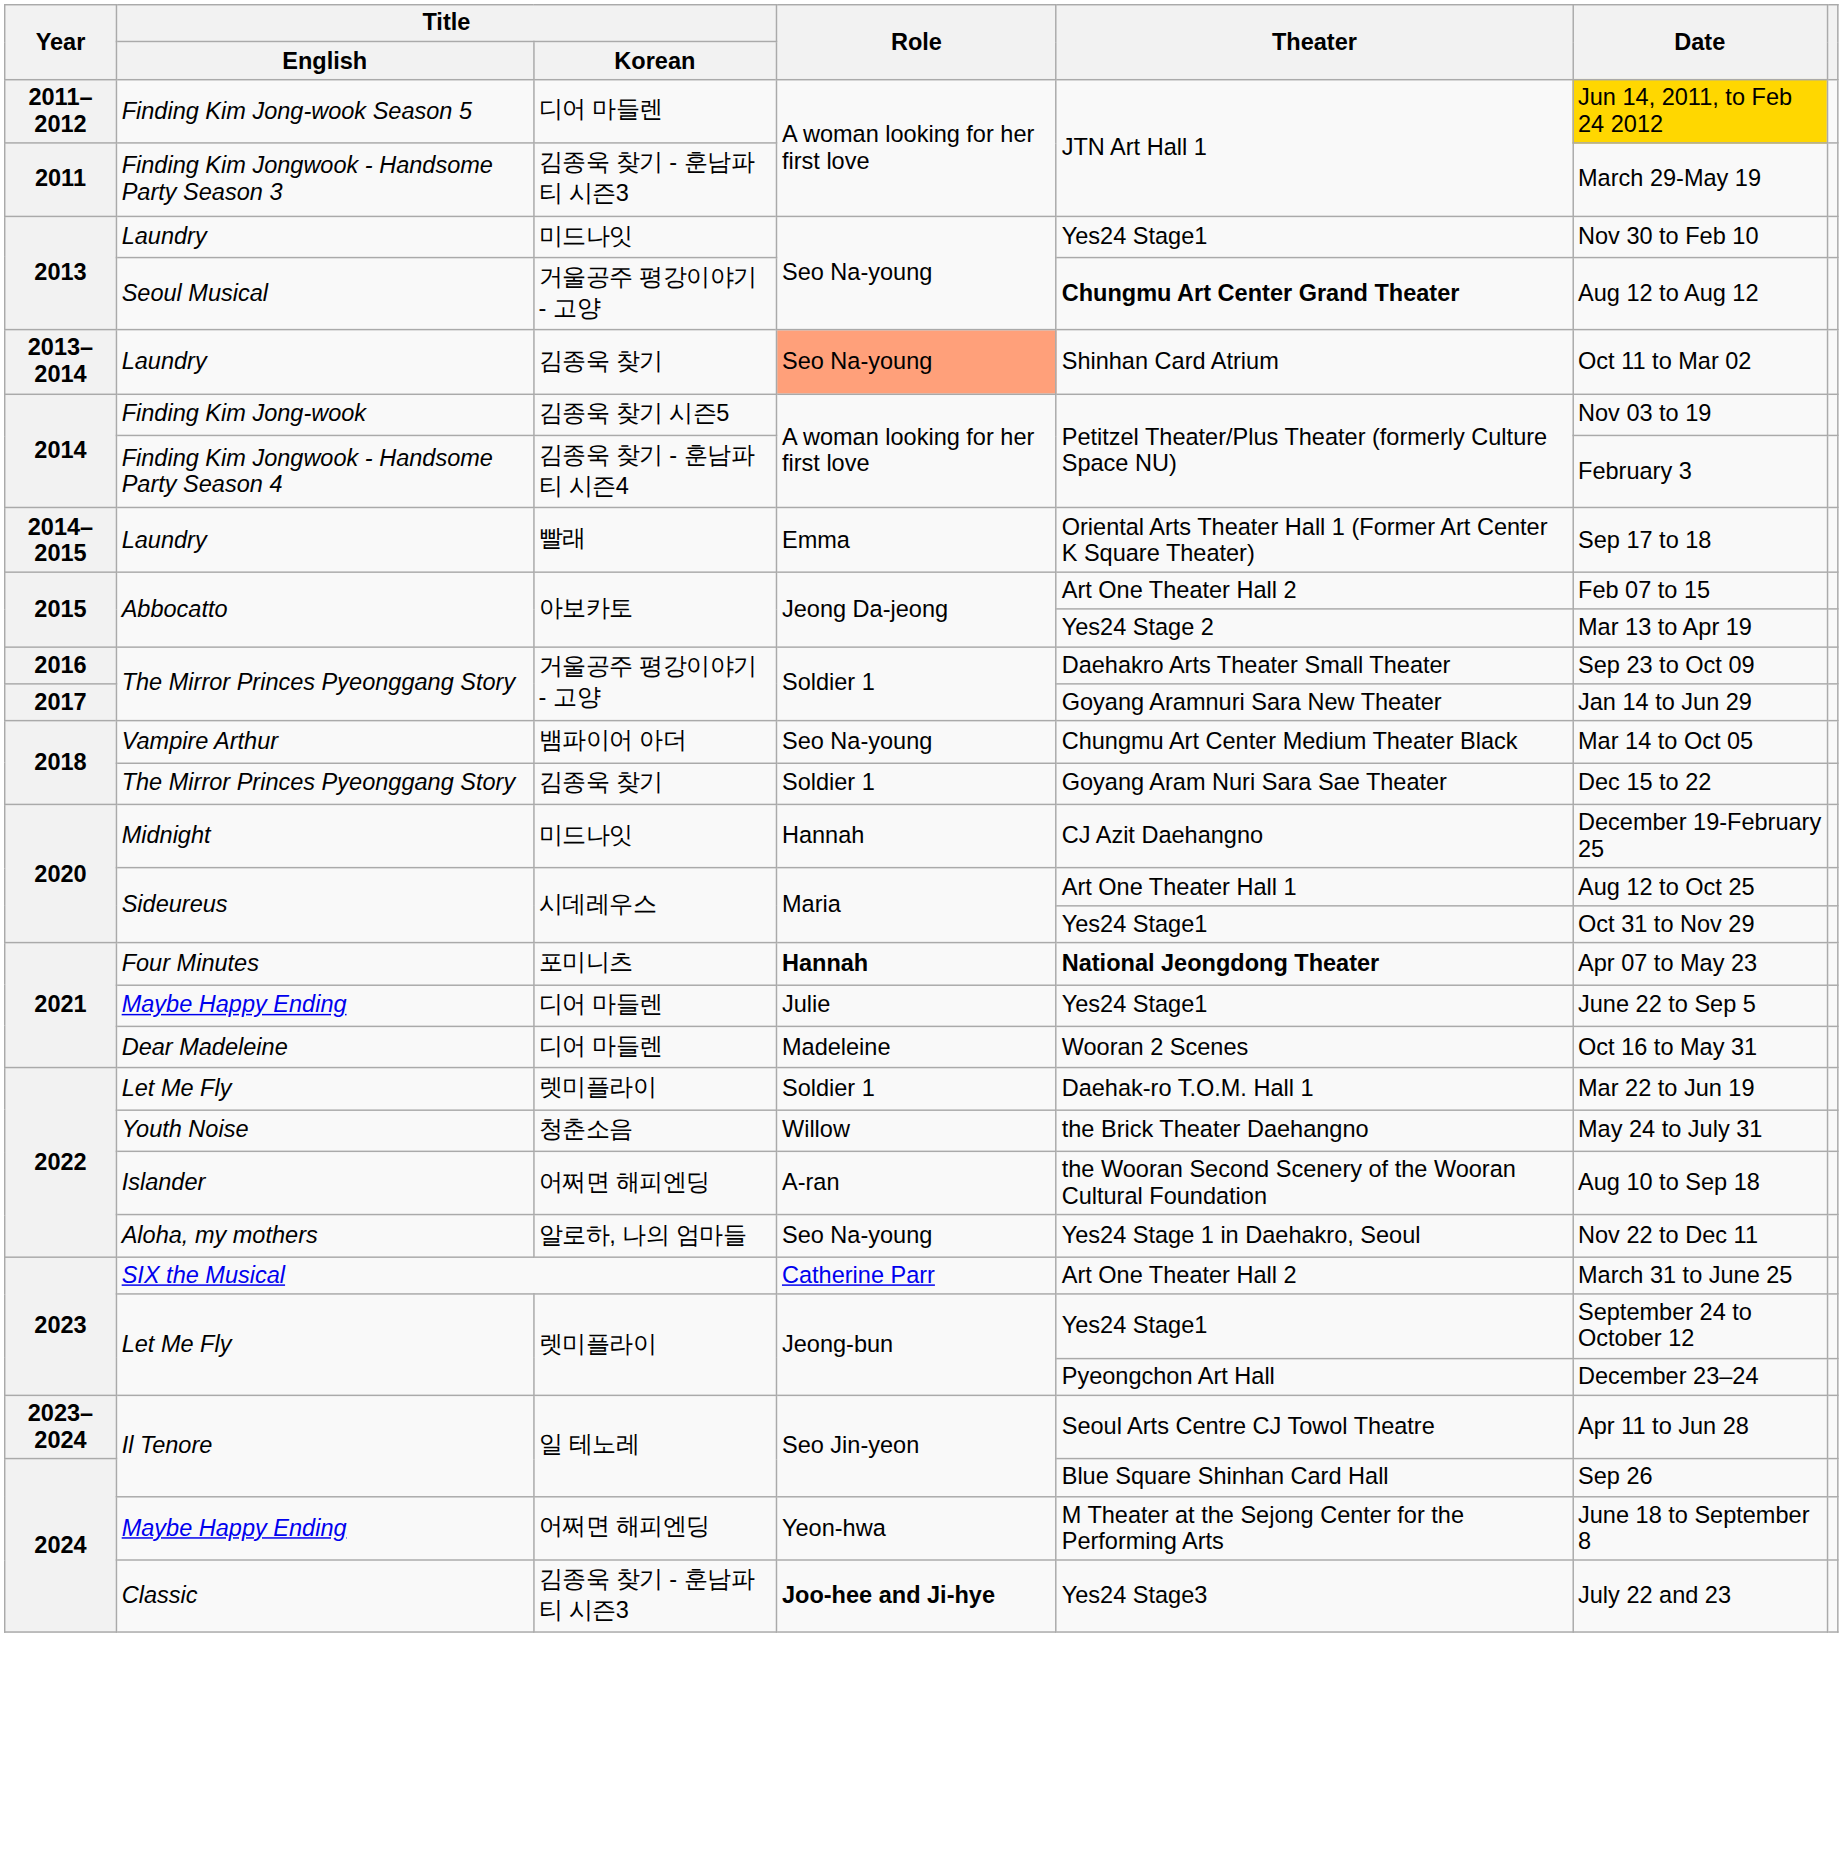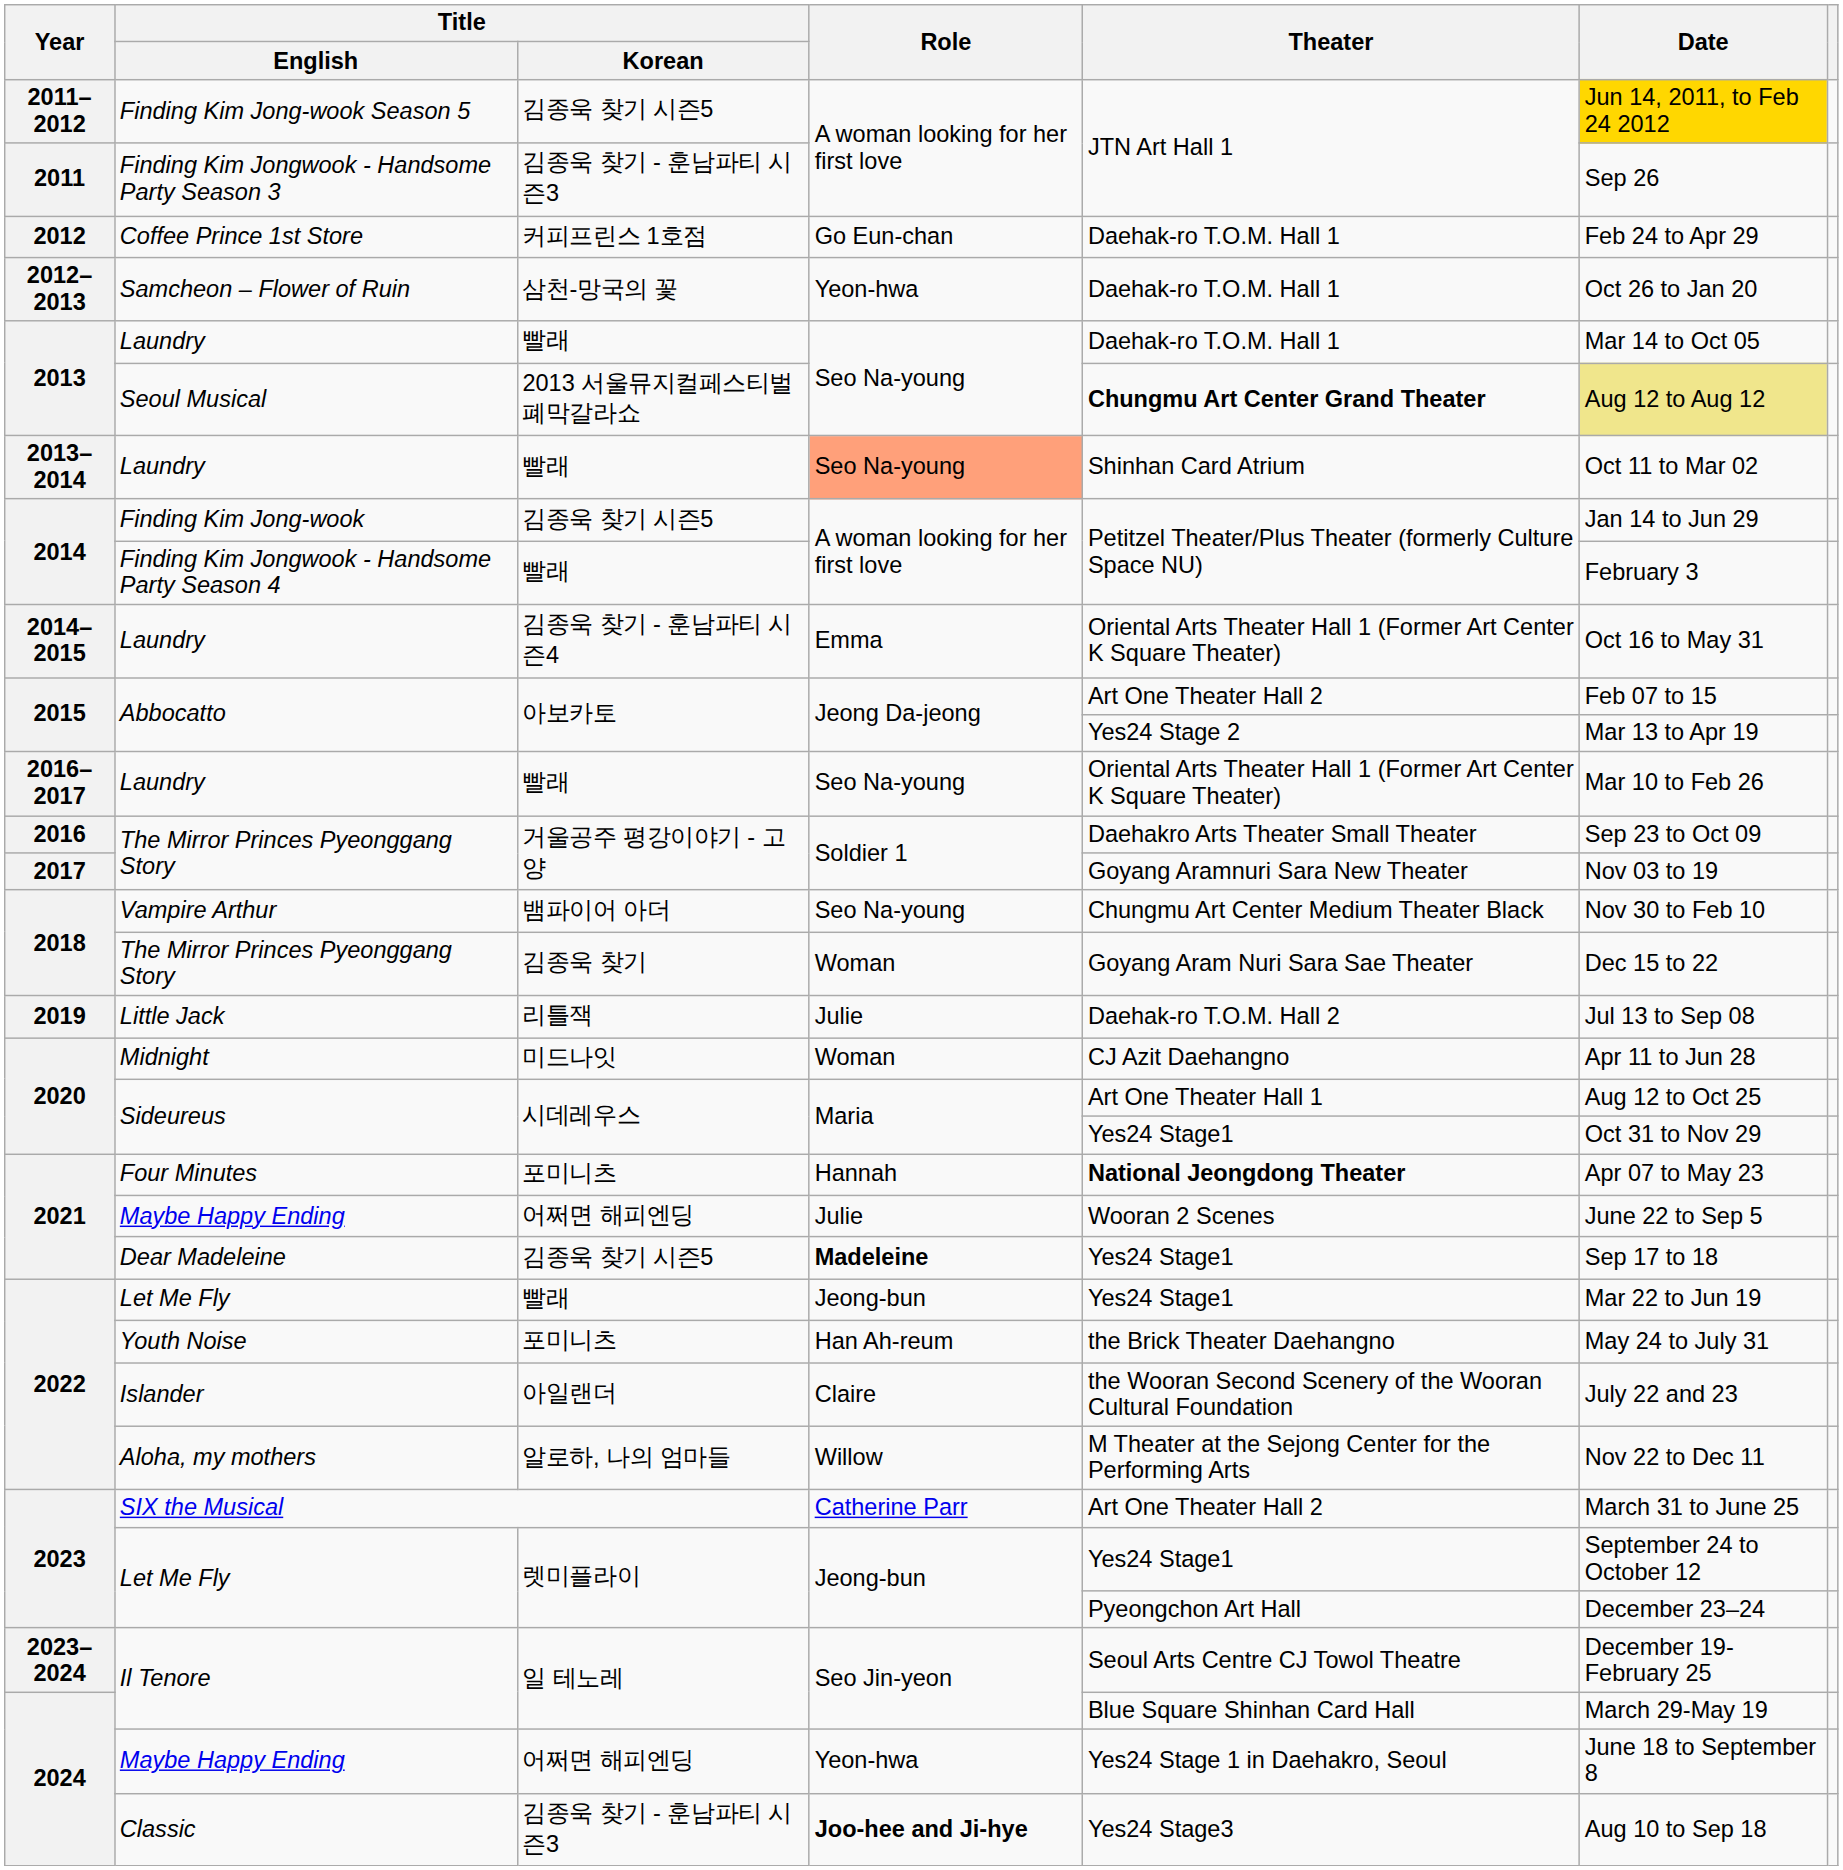(601, 110) 디어 마들렌 -> (618, 110) 김종욱 찾기 시즌5
(1670, 179) March 29-May 19 -> (1622, 179) Sep 26
+ row: (60, 236)
+ row: (60, 289)
(586, 235) 미드나잇 -> (546, 341) 빨래
(1135, 236) Yes24 Stage1 -> (1214, 341) Daehak-ro T.O.M. Hall 1
(1668, 236) Nov 30 to Feb 10 -> (1672, 341) Mar 14 to Oct 05
(648, 292) 거울공주 평강이야기 - 고양 -> (658, 398) 2013 서울뮤지컬페스티벌 폐막갈라쇼
(1668, 293) no background -> (1675, 398) khaki background
(601, 360) 김종욱 찾기 -> (546, 466) 빨래
(1645, 414) Nov 03 to 19 -> (1672, 519) Jan 14 to Jun 29
(646, 470) 김종욱 찾기 - 훈남파티 시즌4 -> (546, 571) 빨래
(562, 538) 빨래 -> (657, 639) 김종욱 찾기 - 훈남파티 시즌4
(1645, 539) Sep 17 to 18 -> (1674, 640) Oct 16 to May 31
+ row: (60, 783)
(1665, 702) Jan 14 to Jun 29 -> (1651, 871) Nov 03 to 19
(1666, 741) Mar 14 to Oct 05 -> (1675, 910) Nov 30 to Feb 10
(828, 783) Soldier 1 -> (855, 963) Woman
+ row: (60, 1016)
(823, 836) Hannah -> (855, 1058) Woman
(1700, 836) December 19-February 25 -> (1670, 1058) Apr 11 to Jun 28
(825, 963) bold -> (856, 1174) normal
(601, 1004) 디어 마들렌 -> (608, 1215) 어쩌면 해피엔딩
(1135, 1005) Yes24 Stage1 -> (1181, 1216) Wooran 2 Scenes
(601, 1046) 디어 마들렌 -> (618, 1257) 김종욱 찾기 시즌5
(836, 1046) normal -> (872, 1257) bold
(1155, 1046) Wooran 2 Scenes -> (1161, 1257) Yes24 Stage1
(1668, 1046) Oct 16 to May 31 -> (1651, 1257) Sep 17 to 18
(597, 1087) 렛미플라이 -> (546, 1298) 빨래
(828, 1088) Soldier 1 -> (870, 1299) Jeong-bun
(1188, 1088) Daehak-ro T.O.M. Hall 1 -> (1161, 1299) Yes24 Stage1
(586, 1129) 청춘소음 -> (569, 1340) 포미니츠
(816, 1130) Willow -> (884, 1341) Han Ah-reum
(624, 1182) 어쩌면 해피엔딩 -> (569, 1393) 아일랜더
(811, 1182) A-ran -> (845, 1393) Claire
(1669, 1182) Aug 10 to Sep 18 -> (1661, 1393) July 22 and 23
(857, 1235) Seo Na-young -> (849, 1457) Willow
(1241, 1235) Yes24 Stage 1 in Daehakro, Seoul -> (1289, 1457) M Theater at the Sejong Center for the Performing Arts
(1663, 1426) Apr 11 to Jun 28 -> (1659, 1659) December 19-February 25
(1615, 1477) Sep 26 -> (1676, 1710) March 29-May 19
(1263, 1527) M Theater at the Sejong Center for the Performing Arts -> (1267, 1760) Yes24 Stage 1 in Daehakro, Seoul
(1655, 1596) July 22 and 23 -> (1676, 1829) Aug 10 to Sep 18
